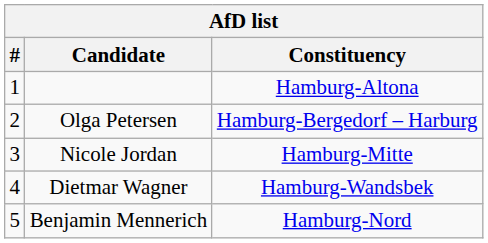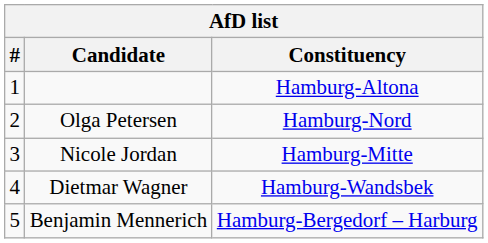(347, 120) Hamburg-Bergedorf – Harburg -> (347, 120) Hamburg-Nord
(347, 220) Hamburg-Nord -> (347, 220) Hamburg-Bergedorf – Harburg
